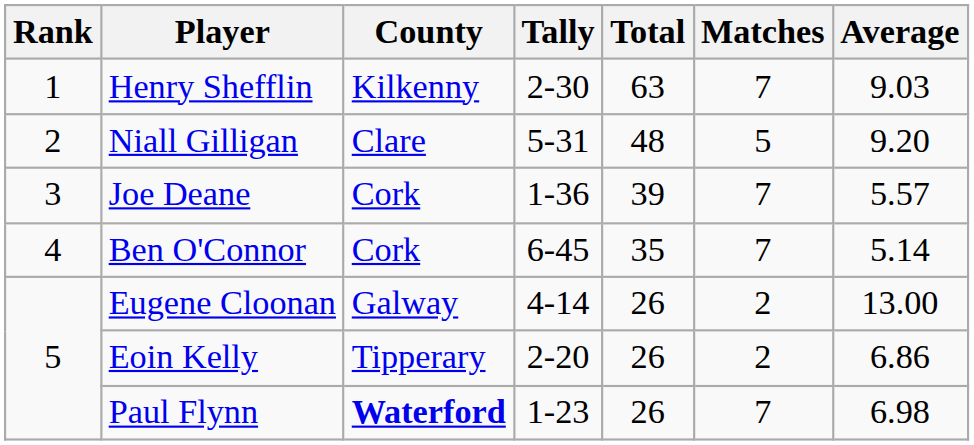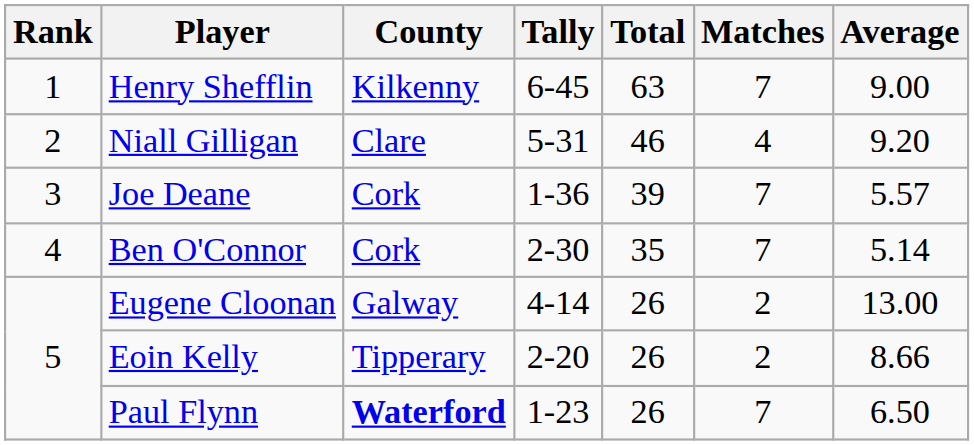(558, 85) 2-30 -> (558, 85) 6-45
(900, 85) 9.03 -> (900, 85) 9.00
(648, 140) 48 -> (648, 140) 46
(763, 140) 5 -> (763, 140) 4
(558, 248) 6-45 -> (558, 248) 2-30
(900, 357) 6.86 -> (900, 357) 8.66
(900, 411) 6.98 -> (900, 411) 6.50
